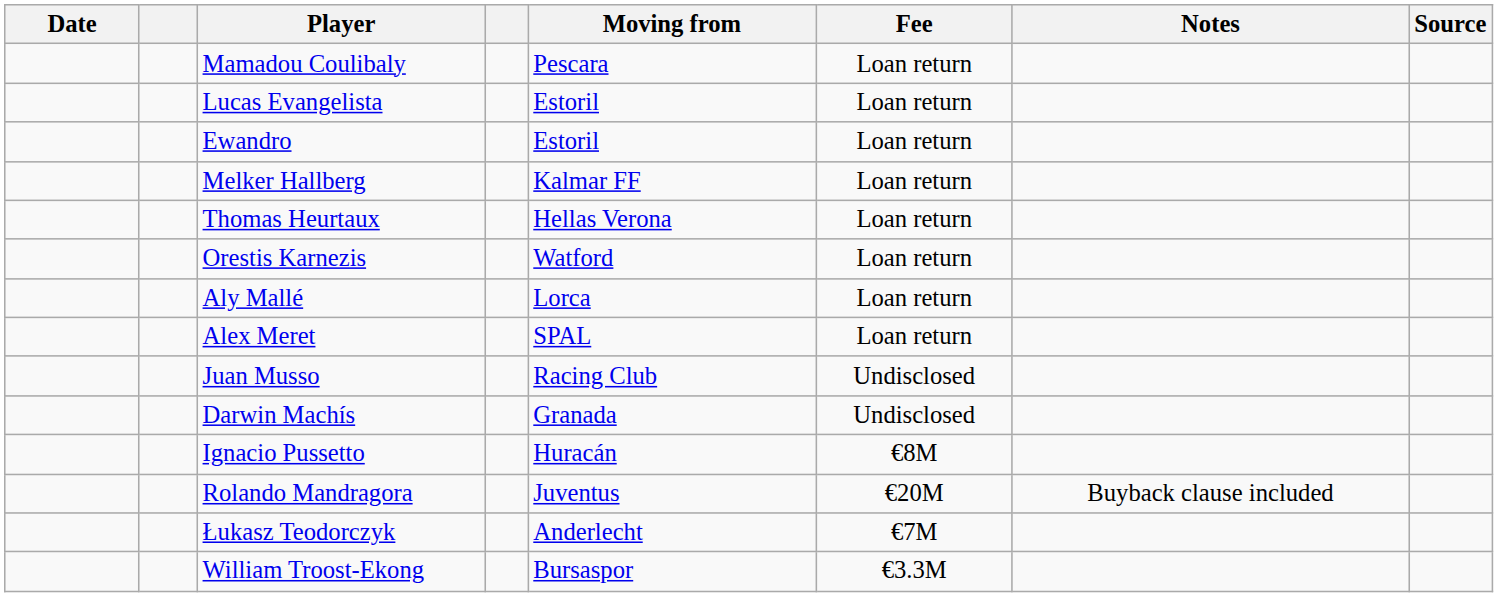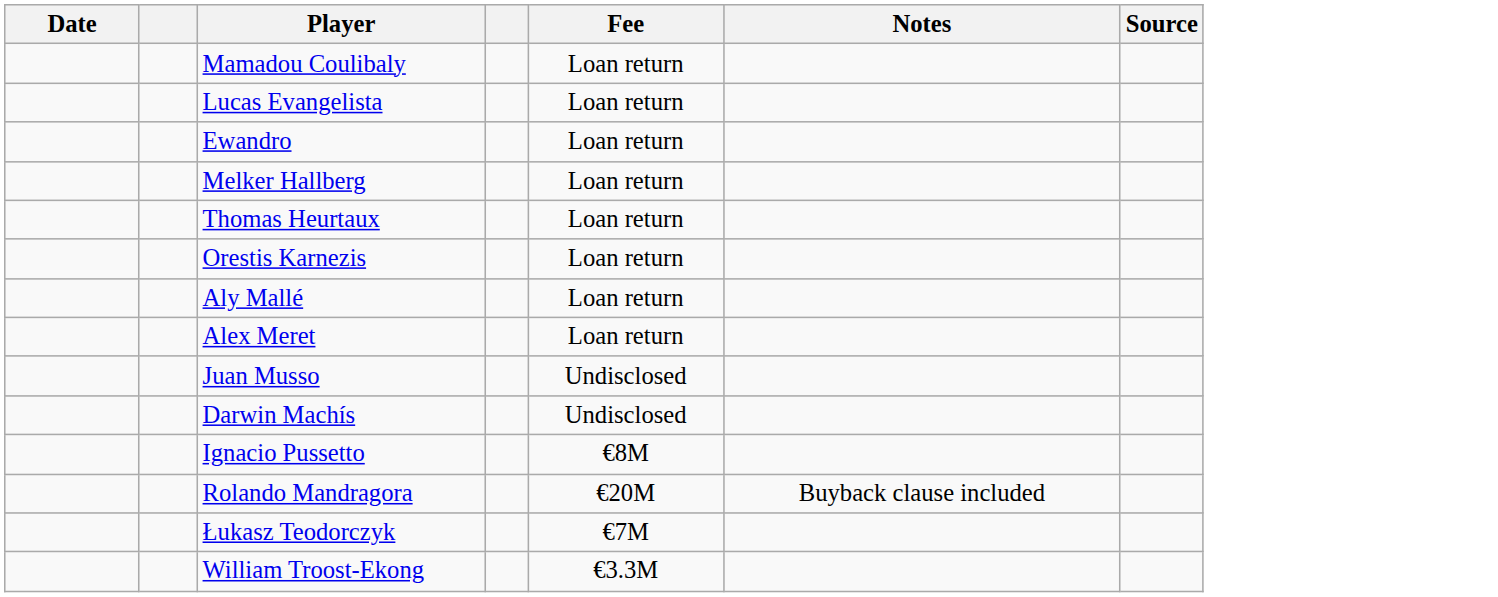- column: (672, 24)
